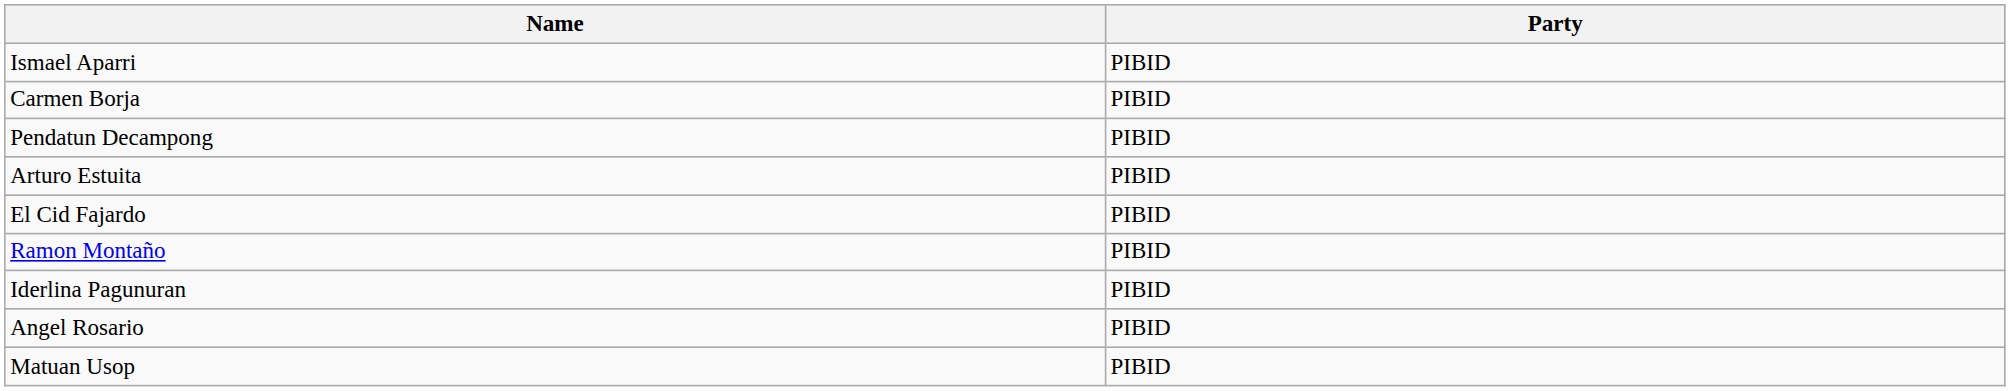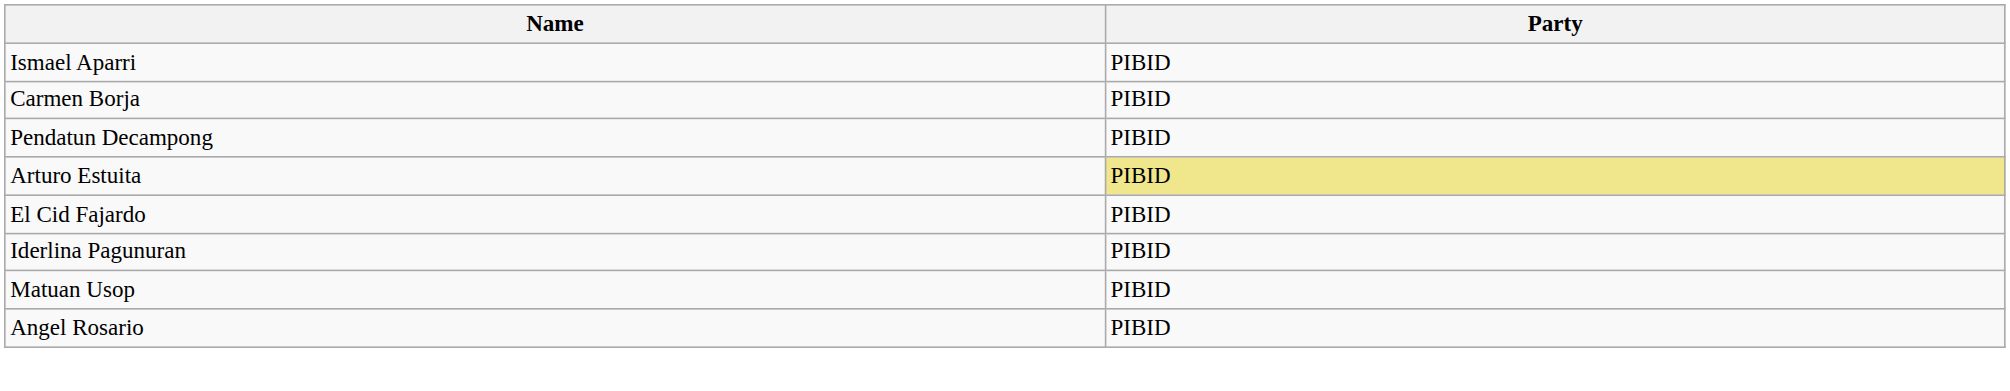(1141, 175) no background -> (1141, 175) khaki background
- row: (88, 251)
rows swapped: (77, 327) <-> (73, 365)
